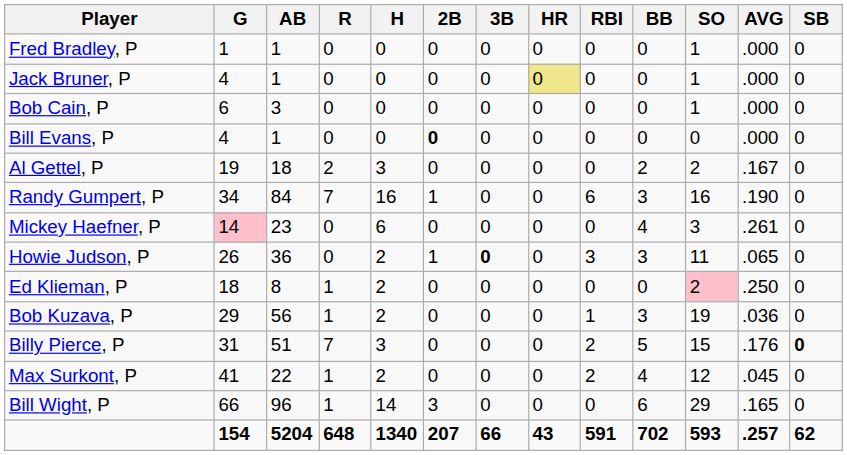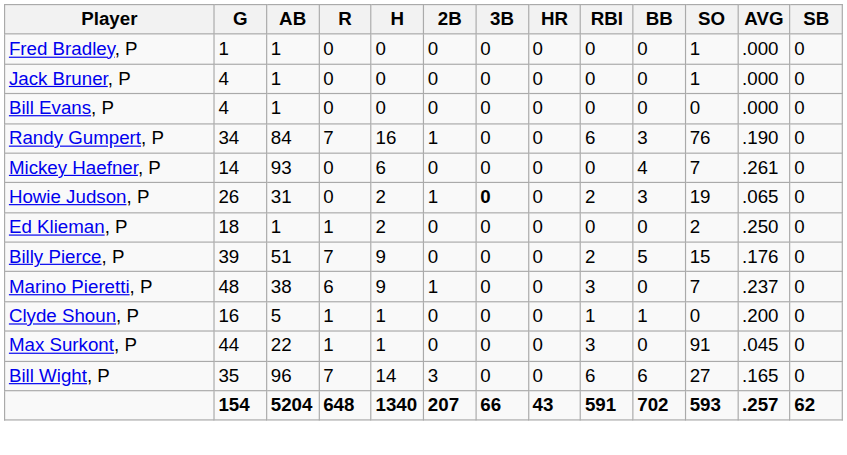(538, 78) khaki background -> (538, 78) no background
- row: (59, 108)
(433, 138) bold -> (433, 108) normal
- row: (56, 167)
(700, 197) 16 -> (700, 138) 76
(229, 227) pink background -> (229, 167) no background
(281, 227) 23 -> (281, 167) 93
(695, 227) 3 -> (695, 167) 7
(281, 256) 36 -> (281, 197) 31
(590, 256) 3 -> (590, 197) 2
(699, 256) 11 -> (700, 197) 19
(276, 286) 8 -> (276, 227) 1
(695, 286) pink background -> (695, 227) no background
- row: (71, 316)
(229, 345) 31 -> (229, 256) 39
(381, 345) 3 -> (381, 256) 9
(800, 345) bold -> (800, 256) normal
+ row: (81, 286)
+ row: (74, 316)
(229, 375) 41 -> (229, 345) 44
(381, 375) 2 -> (381, 345) 1
(590, 375) 2 -> (590, 345) 3
(643, 375) 4 -> (643, 345) 0
(700, 375) 12 -> (700, 345) 91
(229, 405) 66 -> (229, 375) 35
(328, 405) 1 -> (328, 375) 7
(590, 405) 0 -> (590, 375) 6
(700, 405) 29 -> (700, 375) 27
